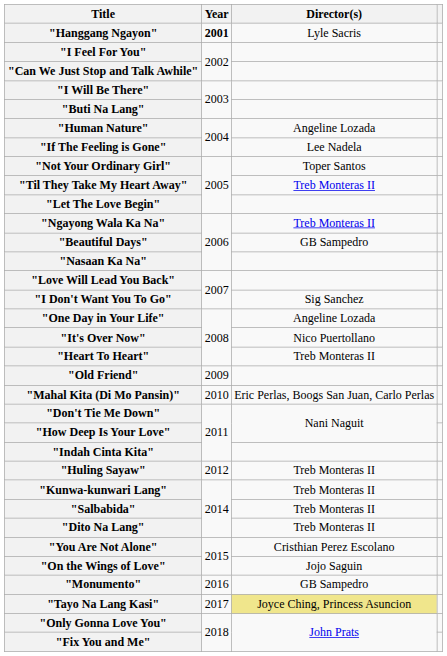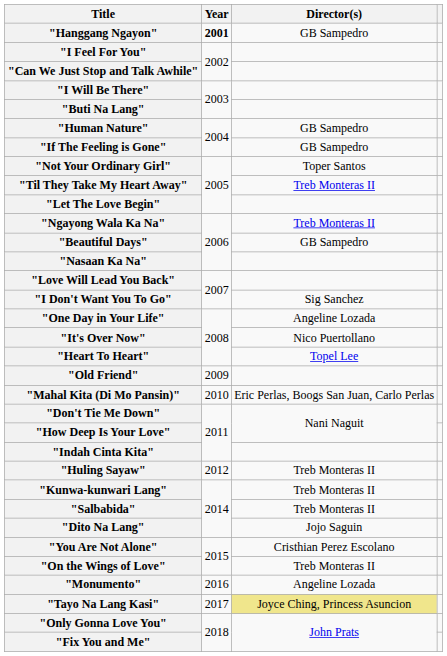(334, 33) Lyle Sacris -> (334, 33) GB Sampedro
(334, 128) Angeline Lozada -> (334, 128) GB Sampedro
(334, 147) Lee Nadela -> (334, 147) GB Sampedro
(334, 356) Treb Monteras II -> (334, 356) Topel Lee
(334, 527) Treb Monteras II -> (334, 527) Jojo Saguin
(334, 565) Jojo Saguin -> (334, 565) Treb Monteras II
(334, 584) GB Sampedro -> (334, 584) Angeline Lozada
